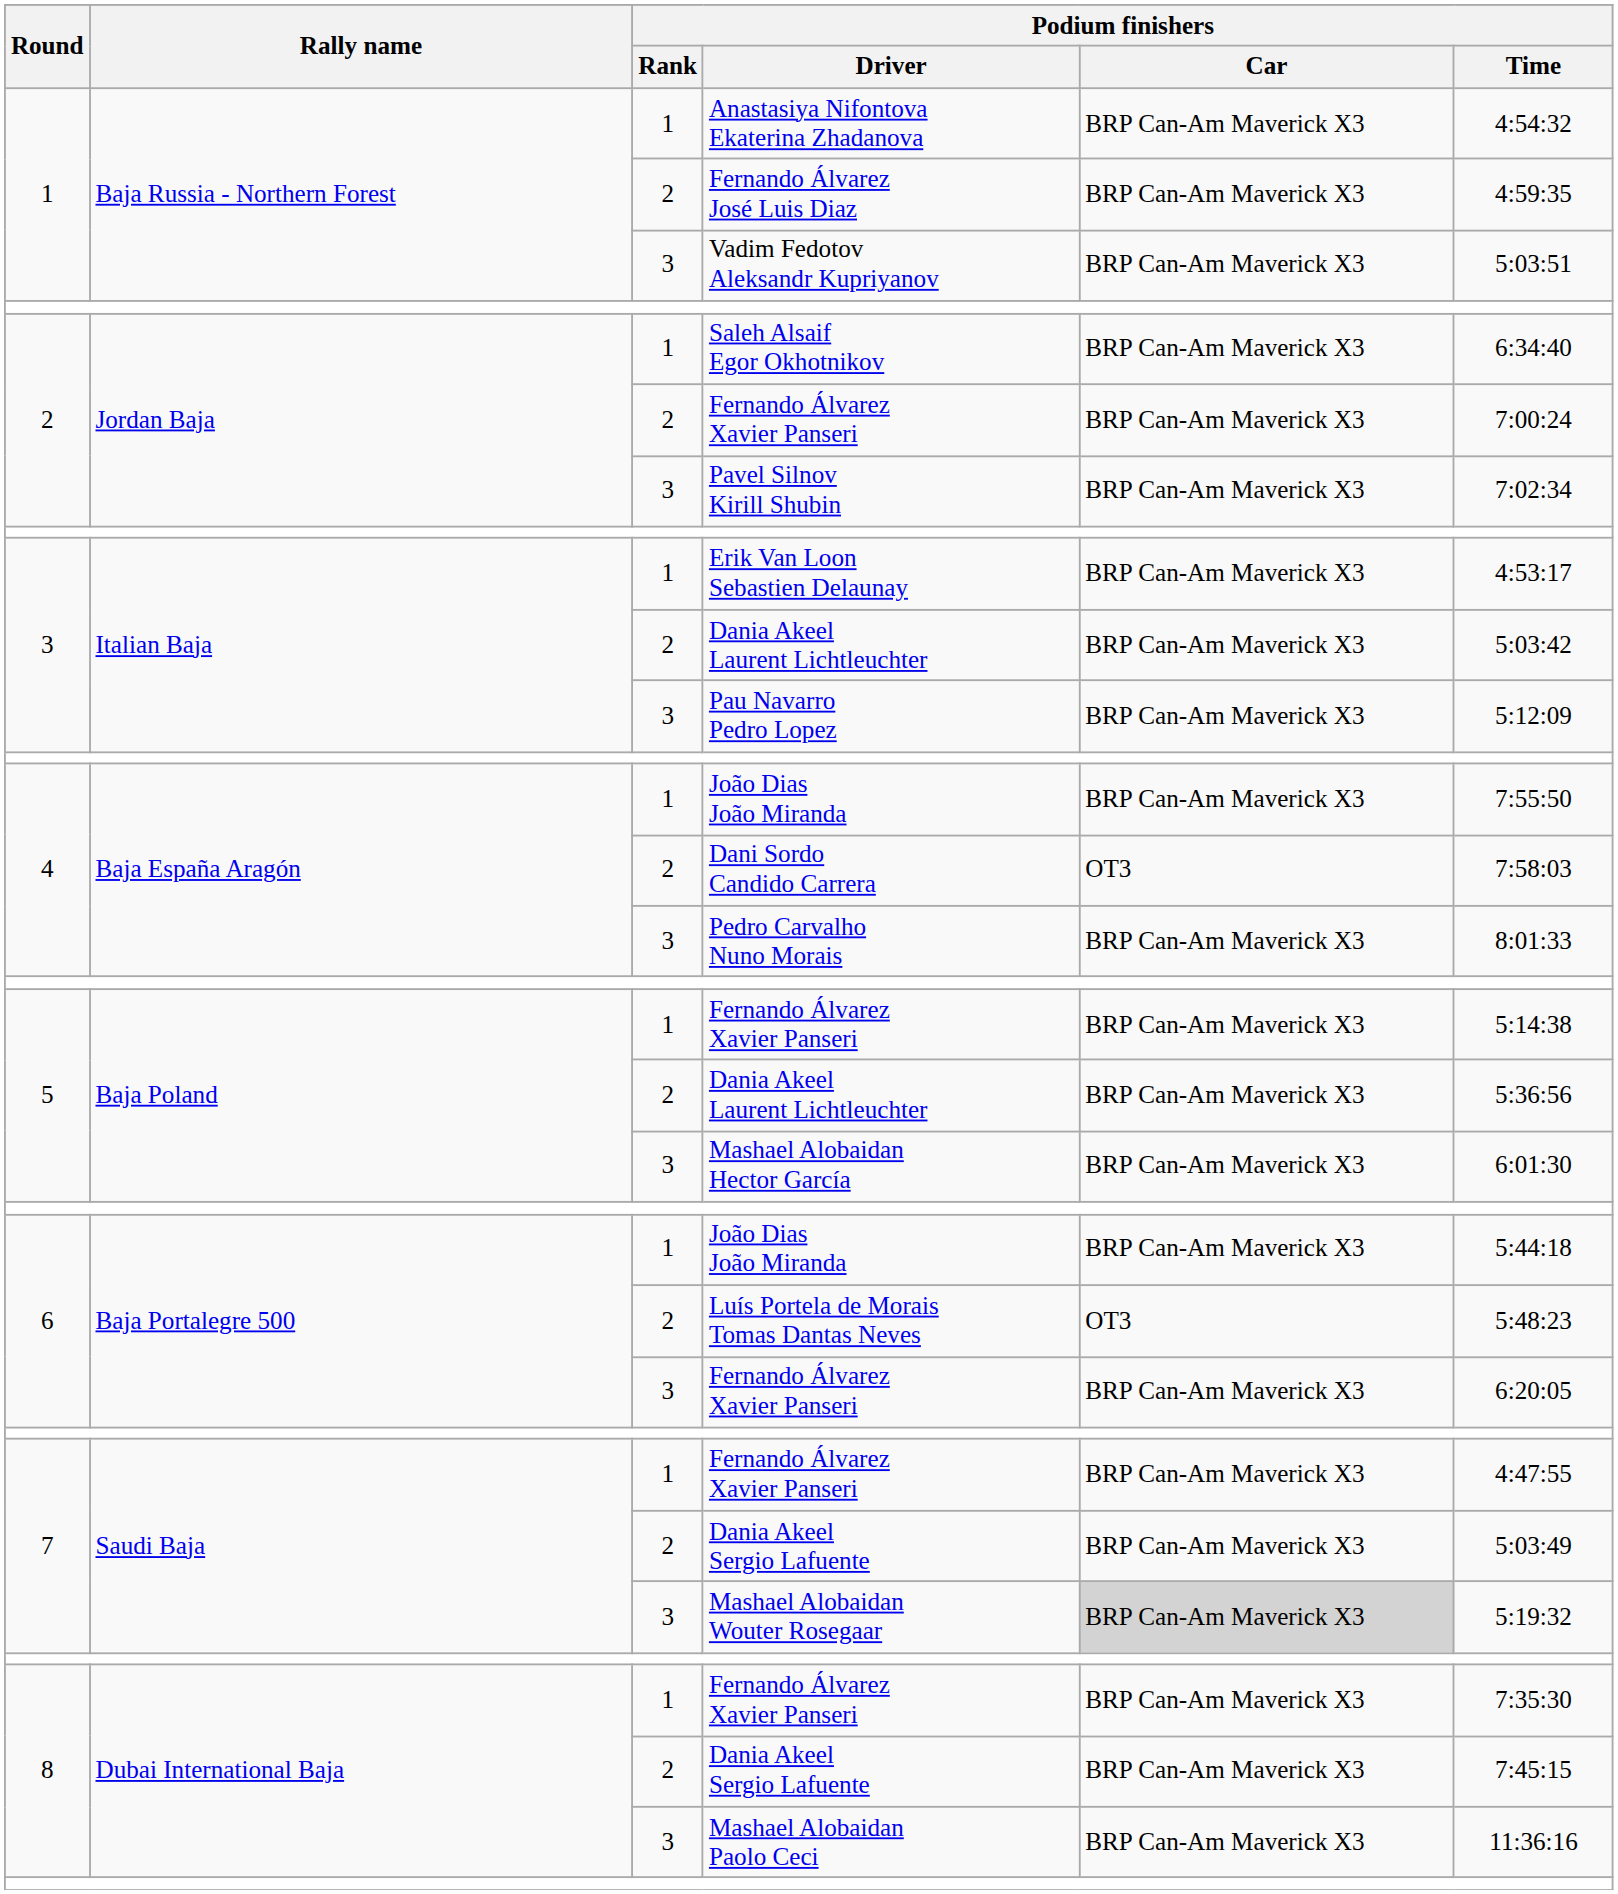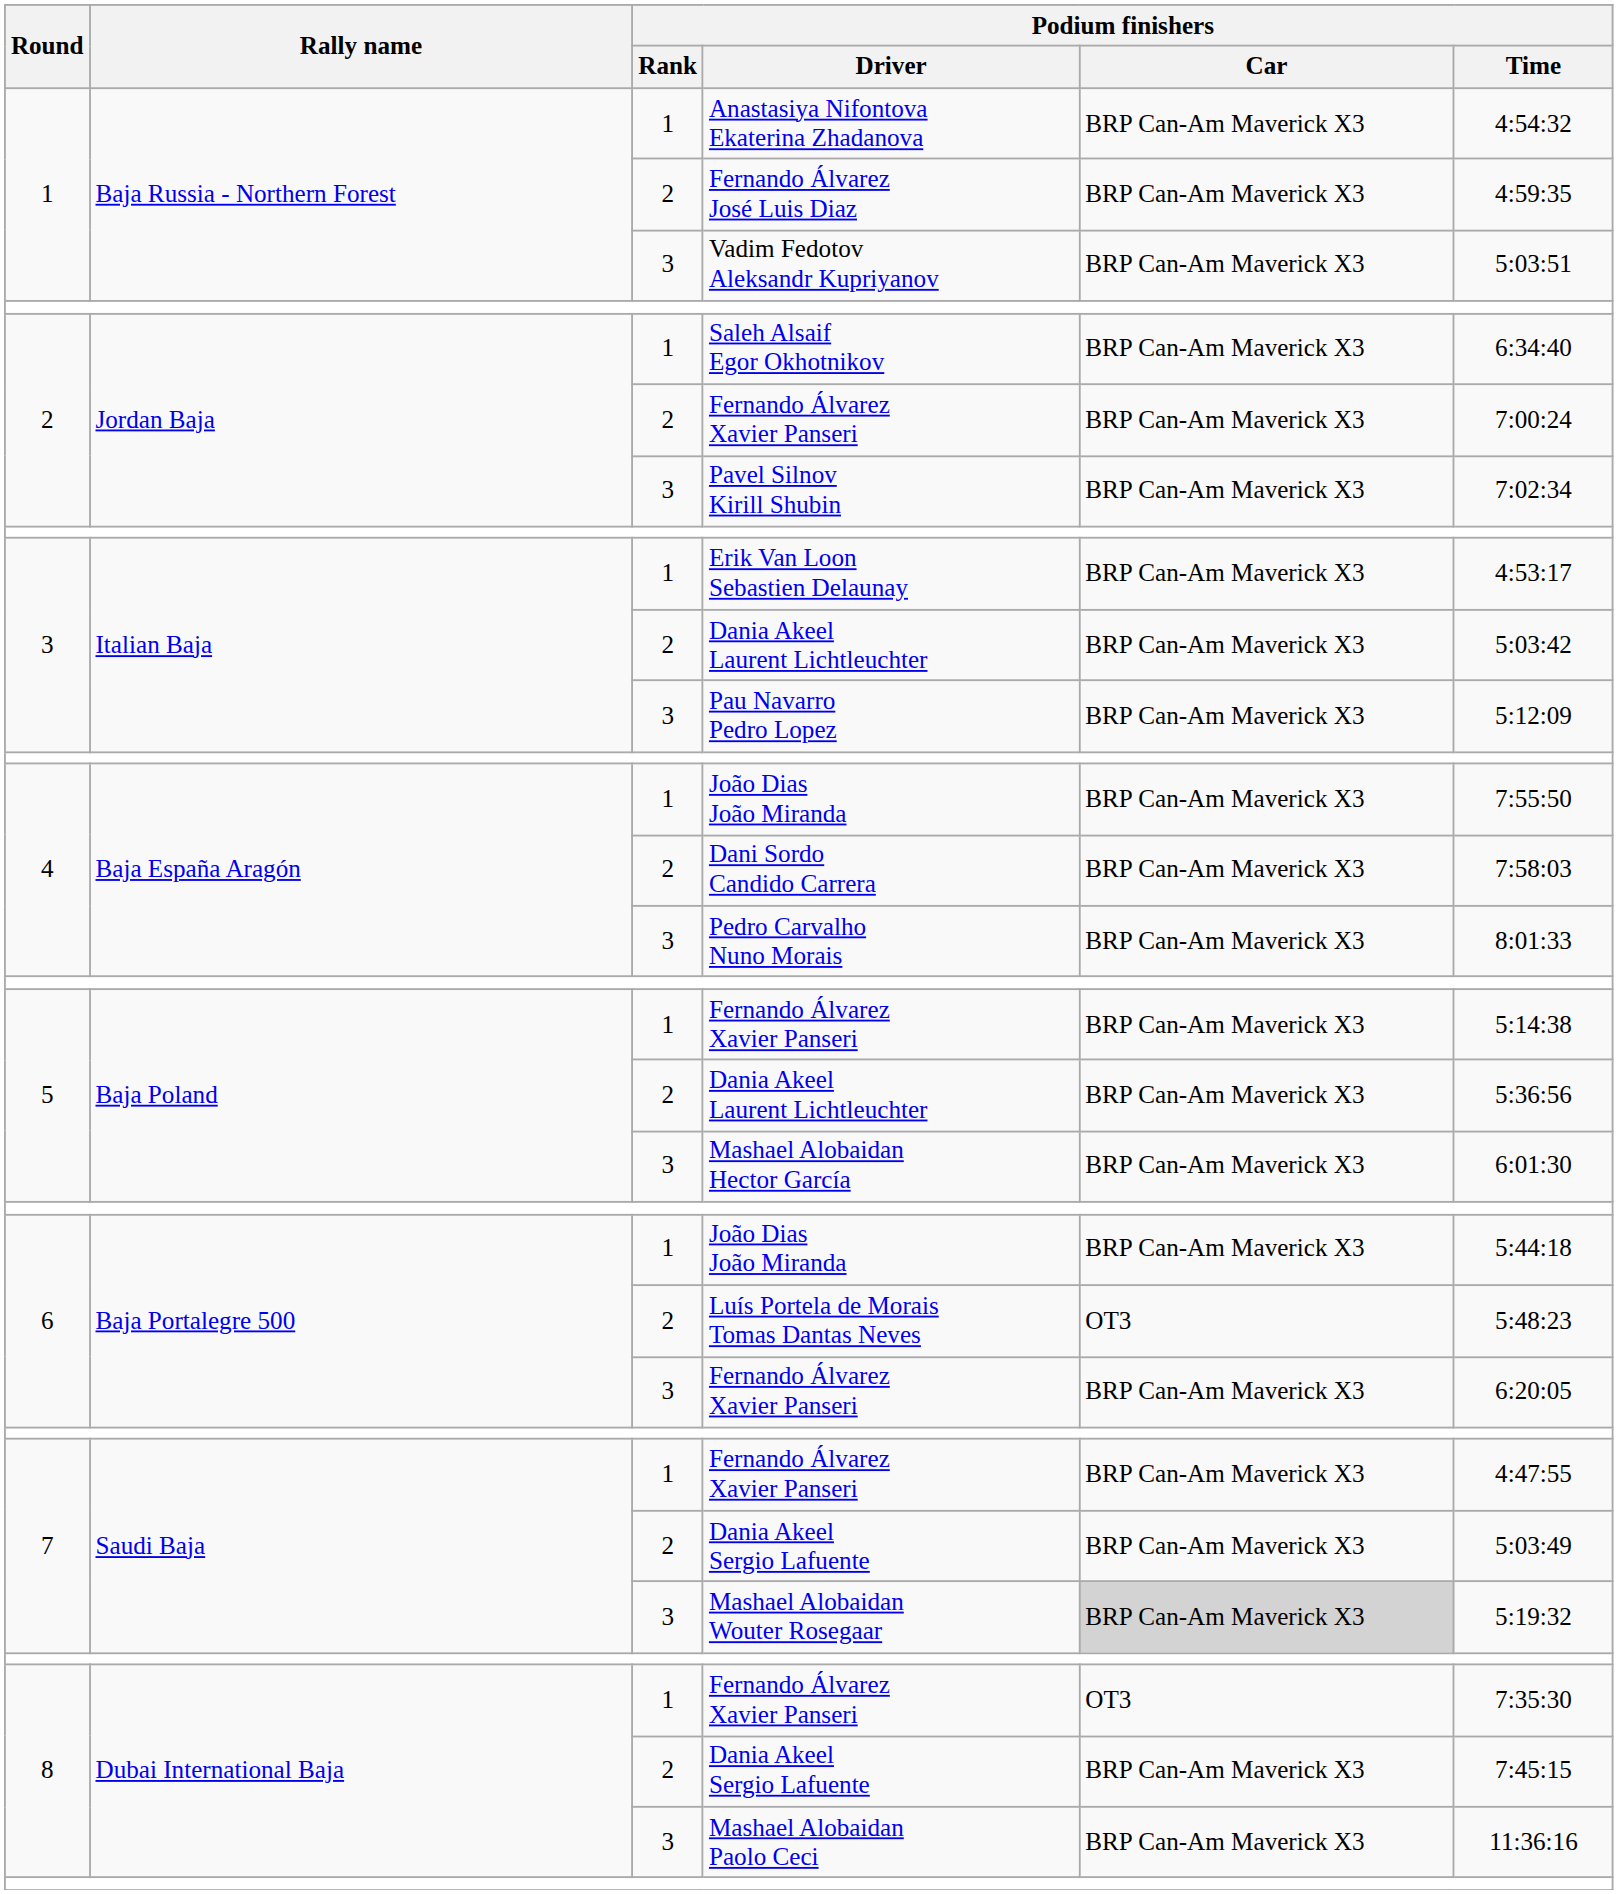(1108, 869) OT3 -> (1225, 869) BRP Can-Am Maverick X3
(1225, 1699) BRP Can-Am Maverick X3 -> (1108, 1699) OT3
